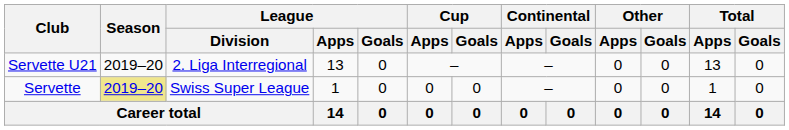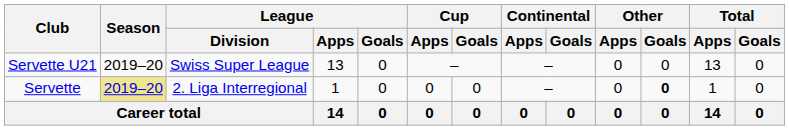(240, 64) 2. Liga Interregional -> (240, 64) Swiss Super League
(240, 88) Swiss Super League -> (240, 88) 2. Liga Interregional
(665, 88) normal -> (665, 88) bold
